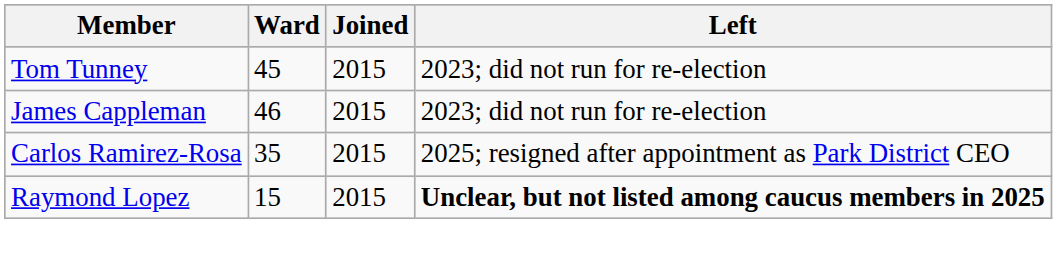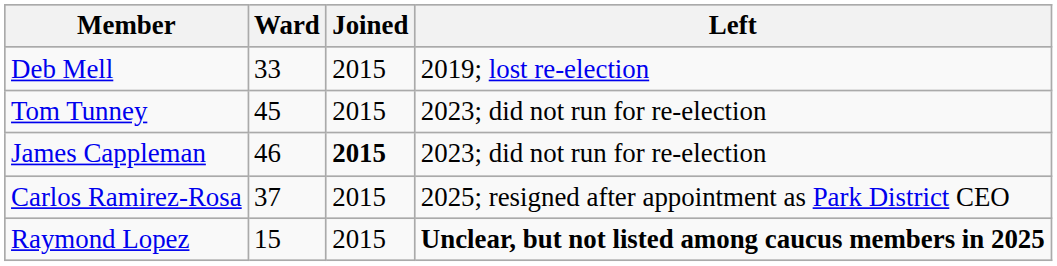+ row: (62, 68)
(359, 111) normal -> (359, 153) bold
(268, 153) 35 -> (268, 196) 37
